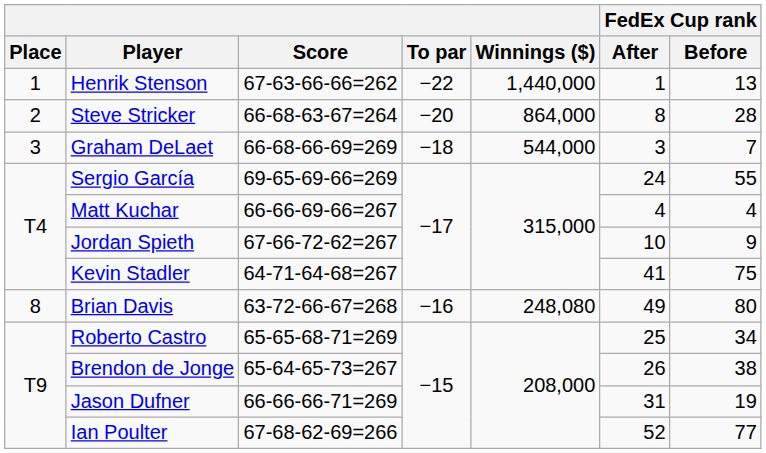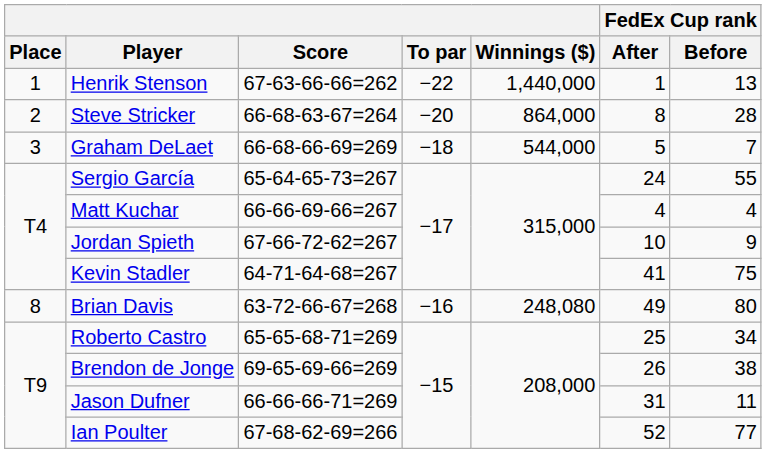(660, 147) 3 -> (660, 147) 5
(320, 178) 69-65-69-66=269 -> (320, 178) 65-64-65-73=267
(320, 369) 65-64-65-73=267 -> (320, 369) 69-65-69-66=269
(746, 400) 19 -> (746, 400) 11
